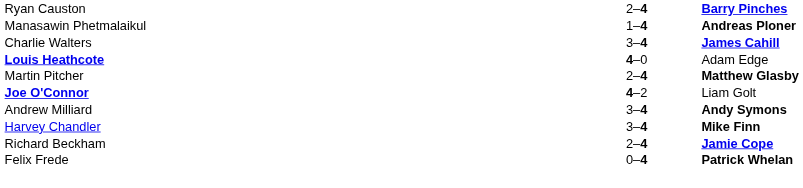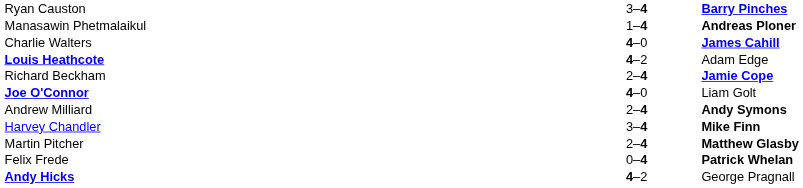(637, 9) 2–4 -> (637, 9) 3–4
(637, 42) 3–4 -> (637, 42) 4–0
(637, 59) 4–0 -> (637, 59) 4–2
rows swapped: (55, 143) <-> (44, 76)
(637, 93) 4–2 -> (637, 93) 4–0
(637, 110) 3–4 -> (637, 110) 2–4
+ row: (39, 177)
